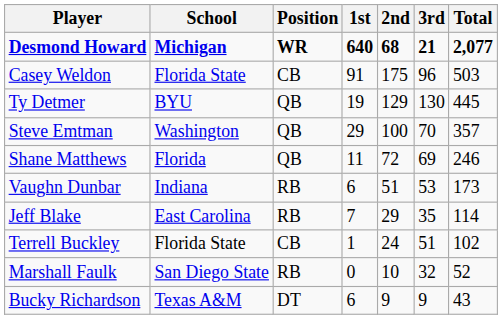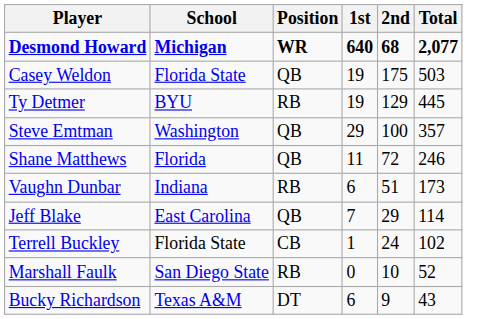- column: (431, 18)
(289, 74) CB -> (289, 74) QB
(355, 74) 91 -> (355, 74) 19
(289, 103) QB -> (289, 103) RB
(289, 215) RB -> (289, 215) QB
